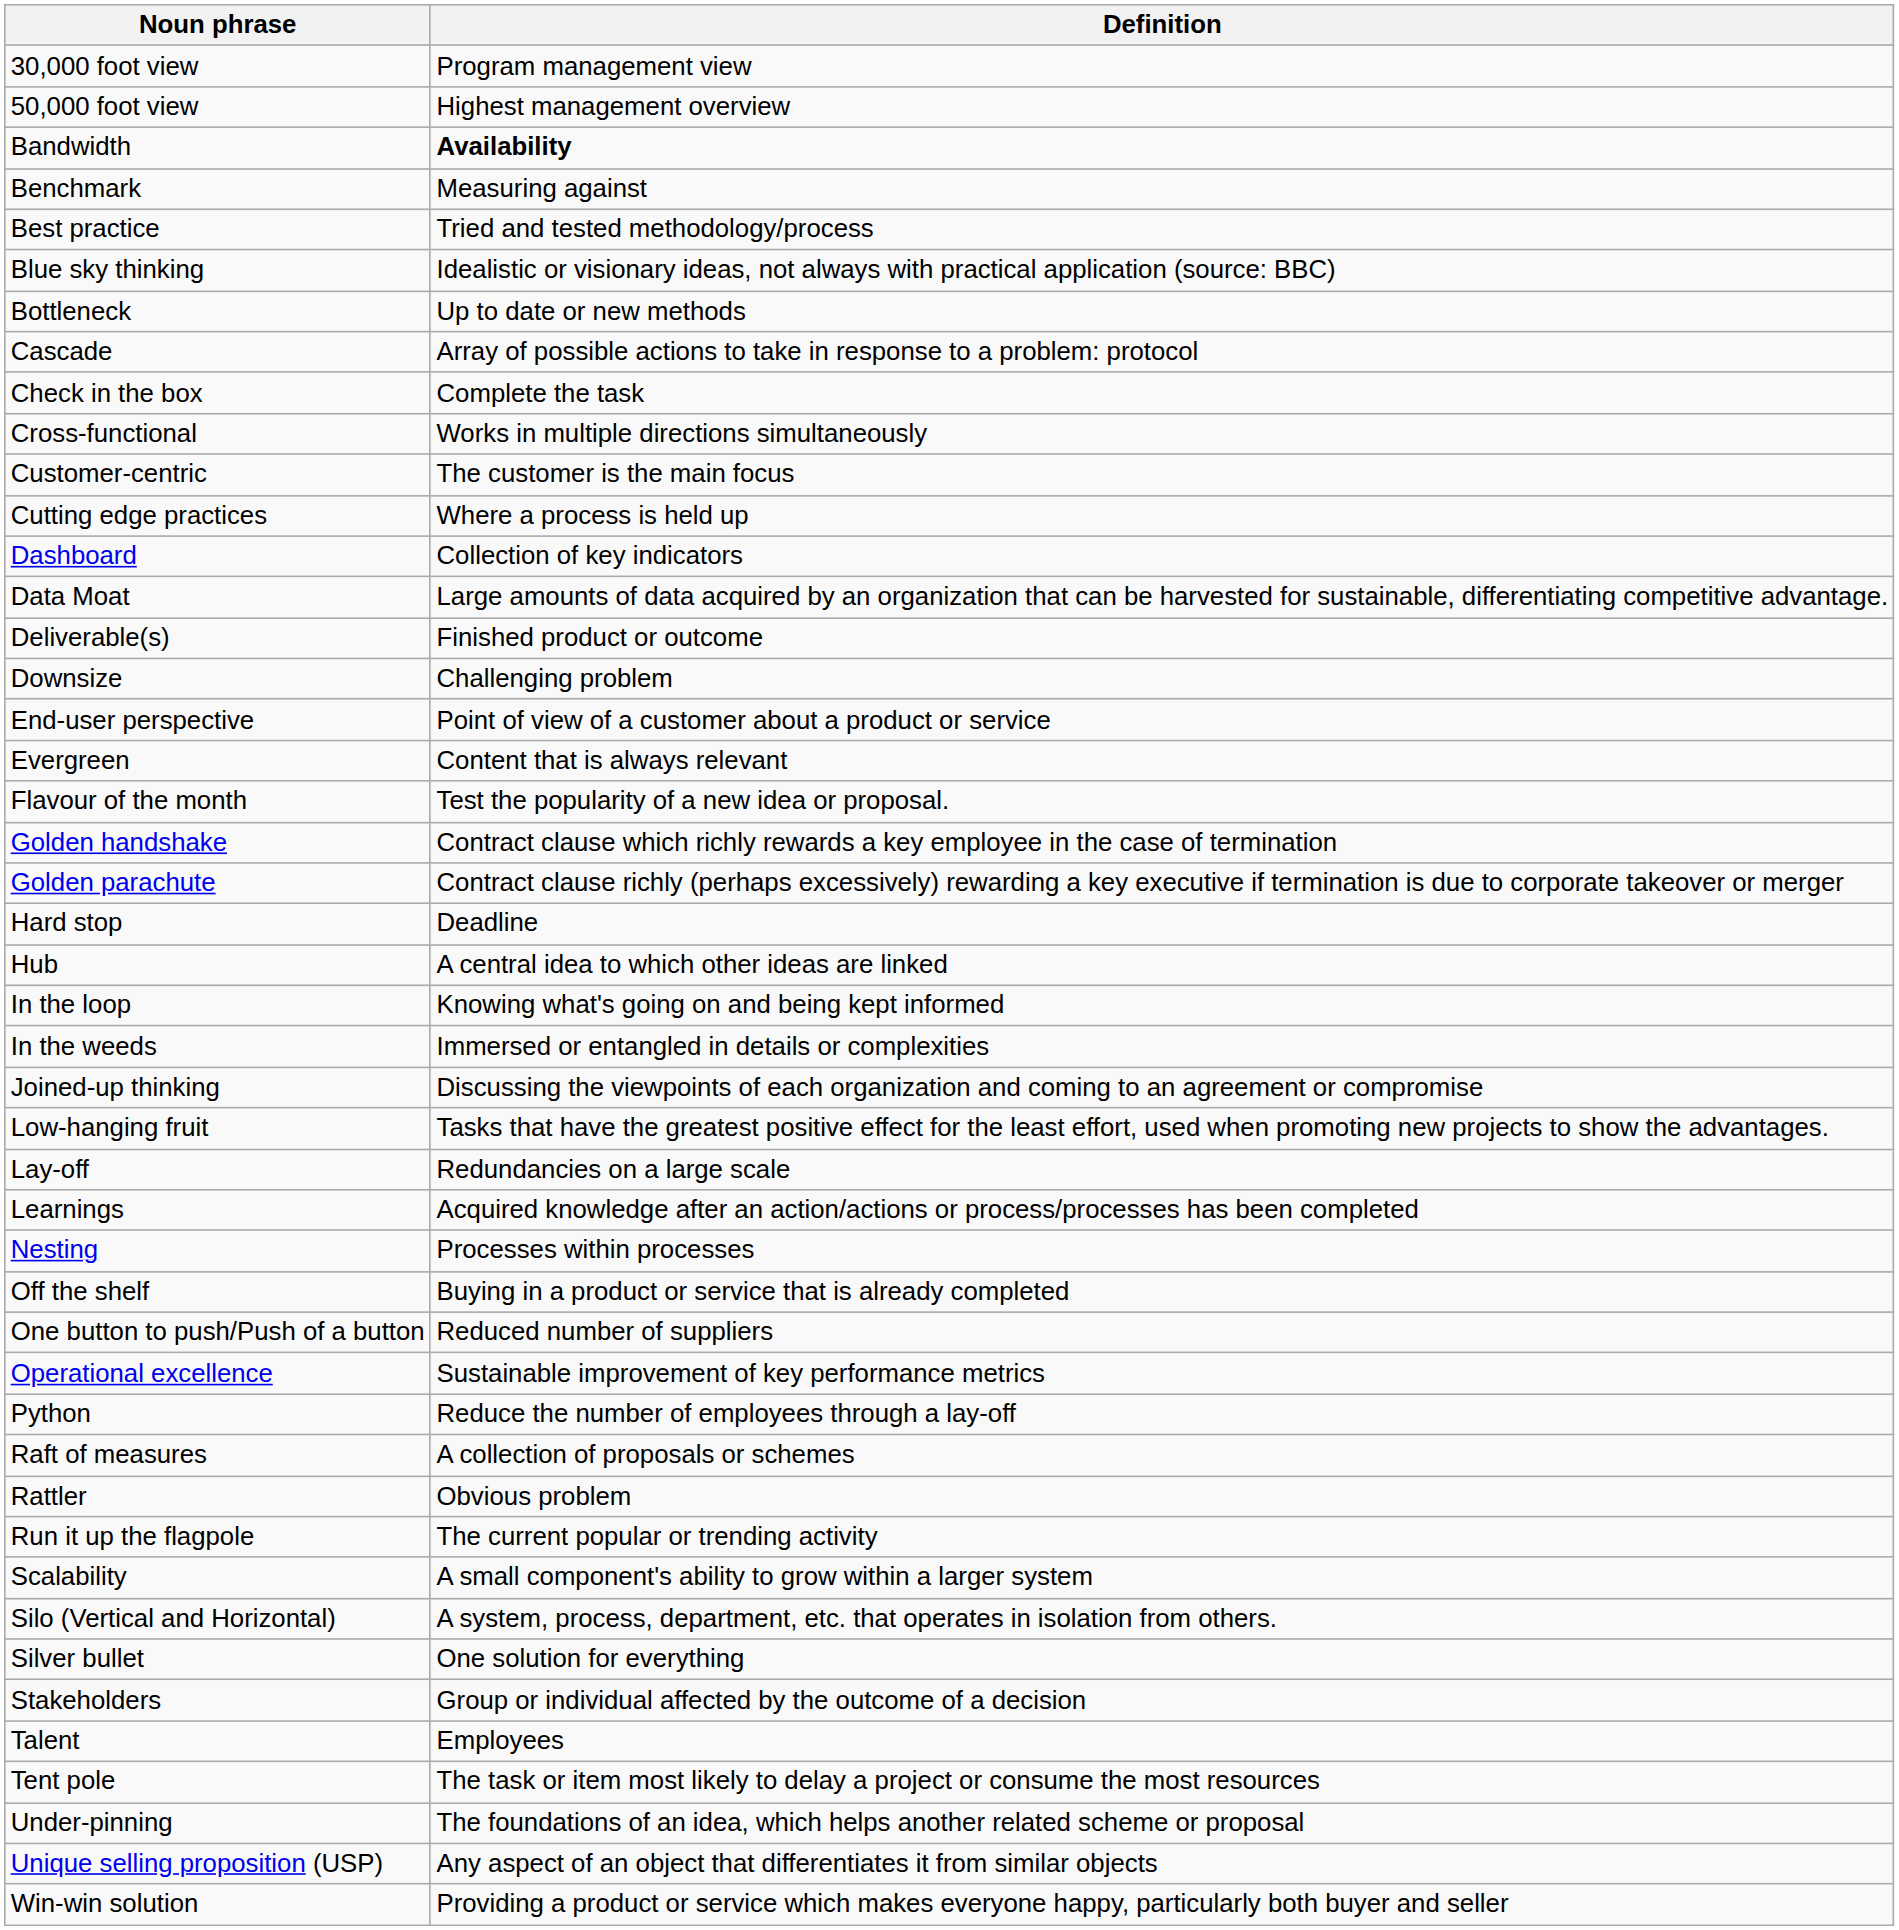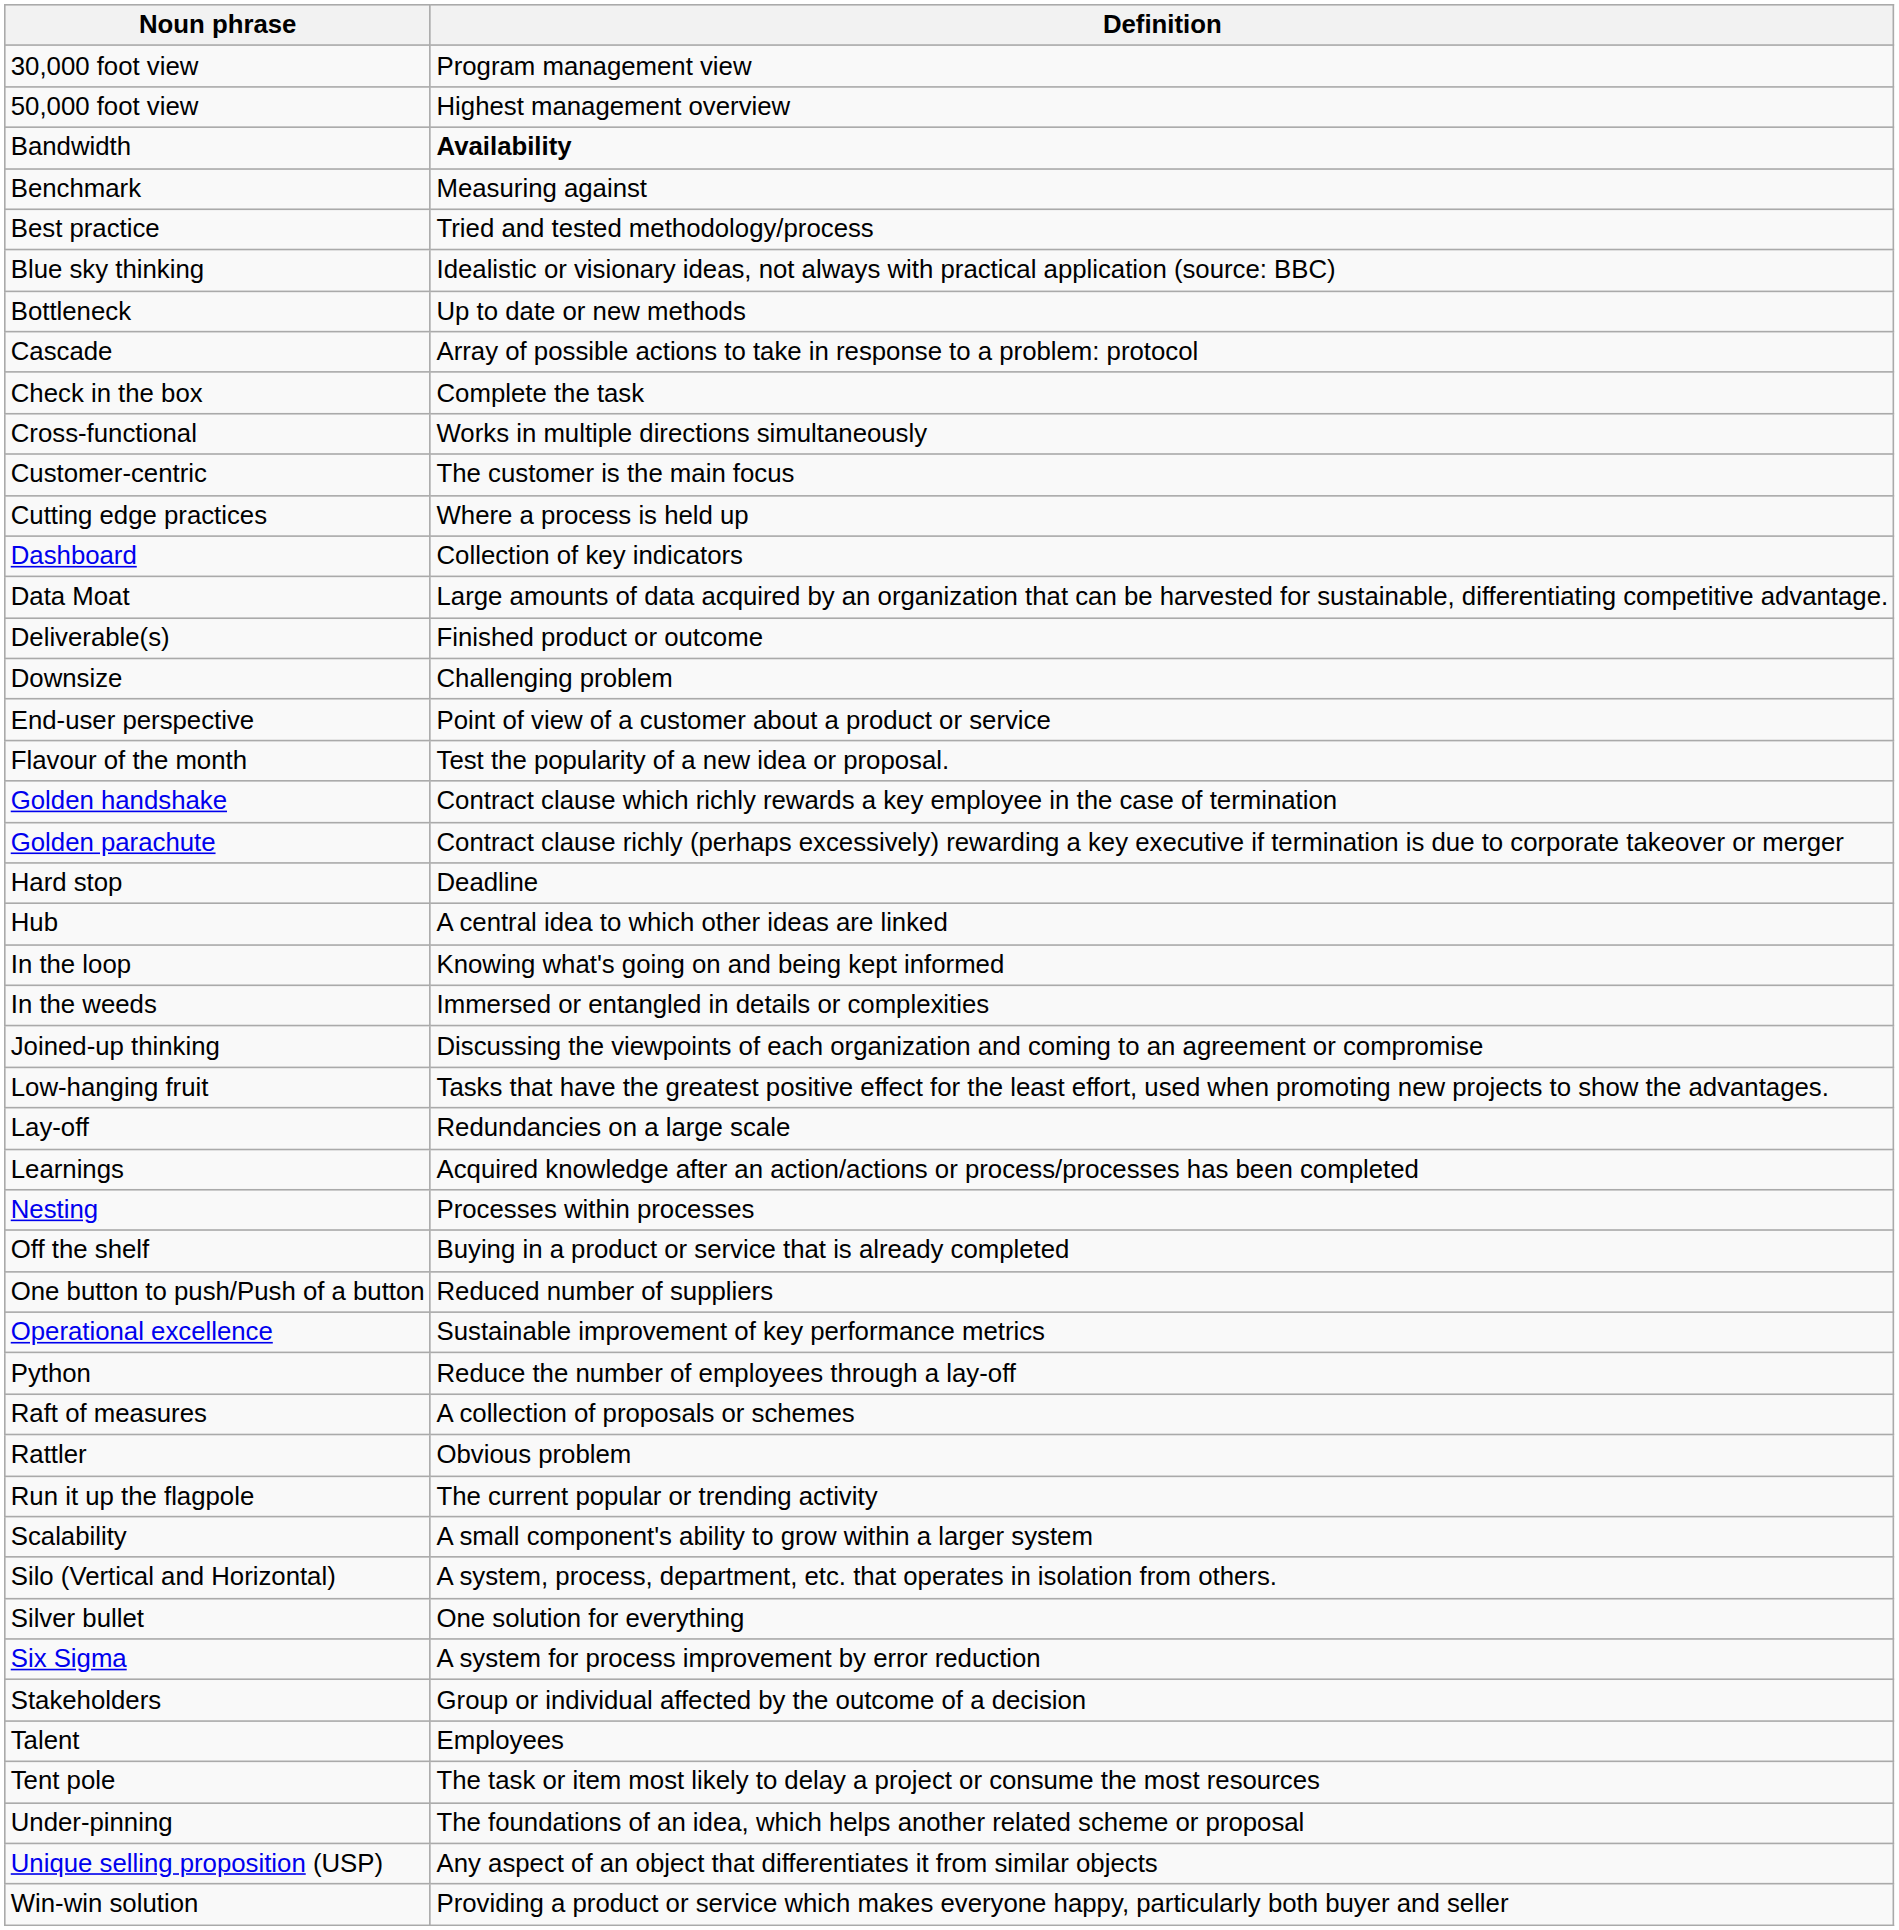- row: (70, 760)
+ row: (69, 1659)
